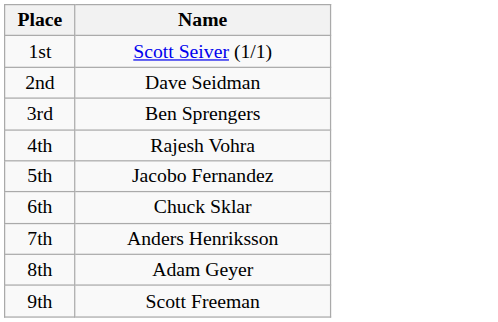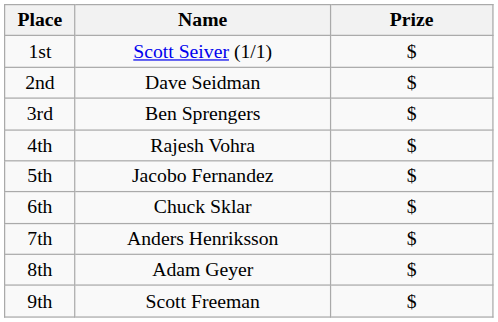+ column: (412, 20)
